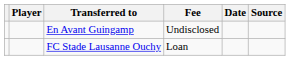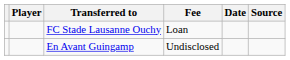rows swapped: (104, 47) <-> (90, 30)
